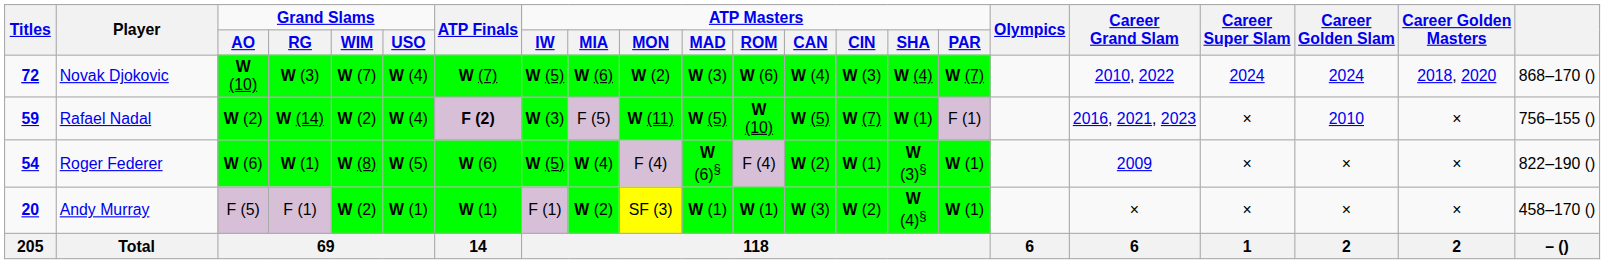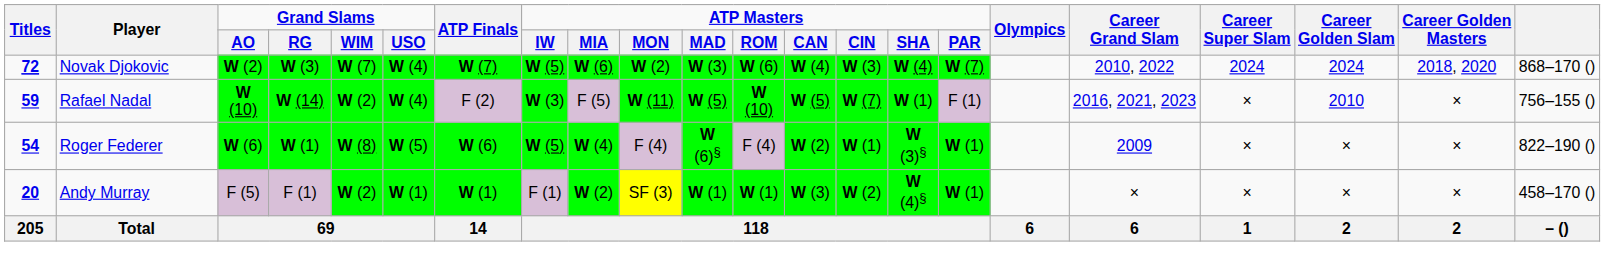(243, 76) W (10) -> (243, 68) W (2)
(243, 119) W (2) -> (243, 101) W (10)
(478, 119) bold -> (478, 101) normal
